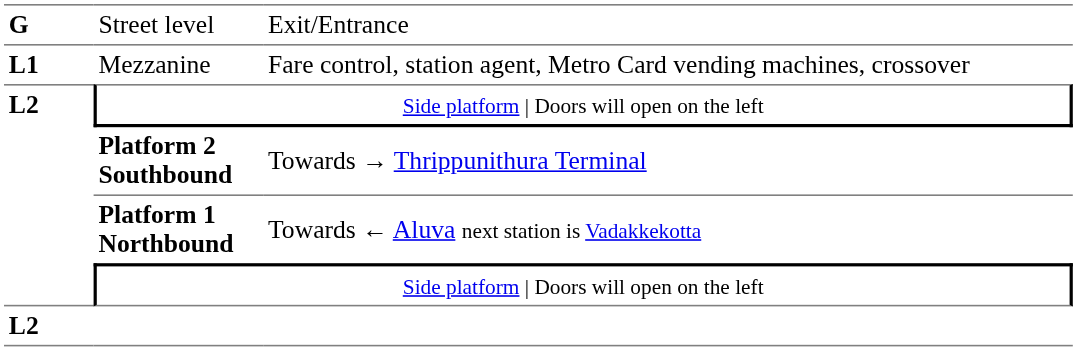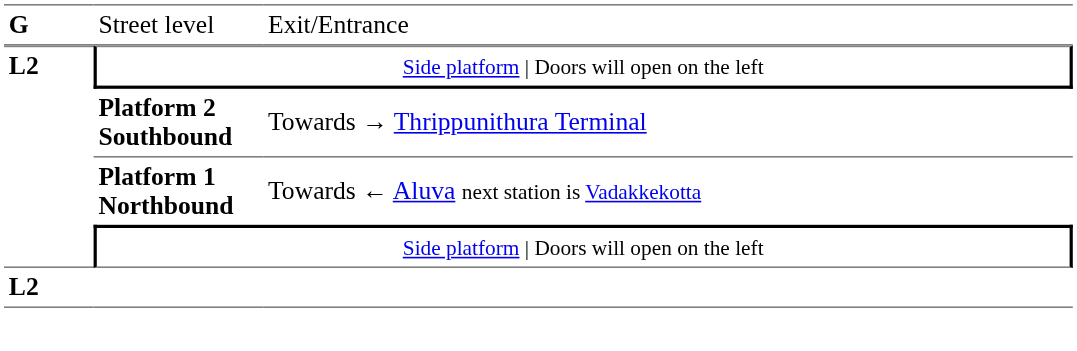- row: (155, 64)
